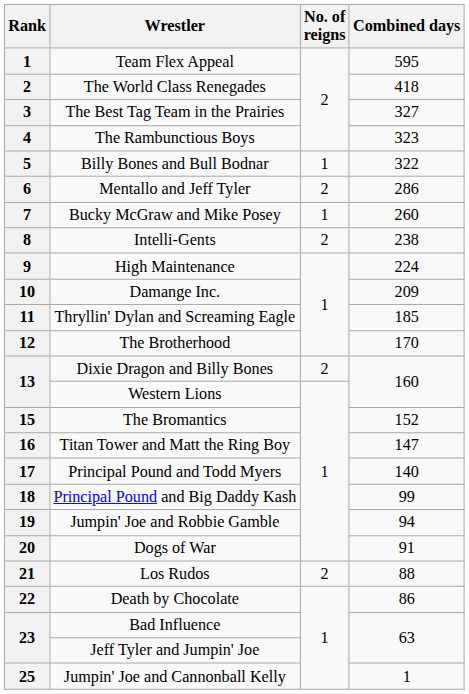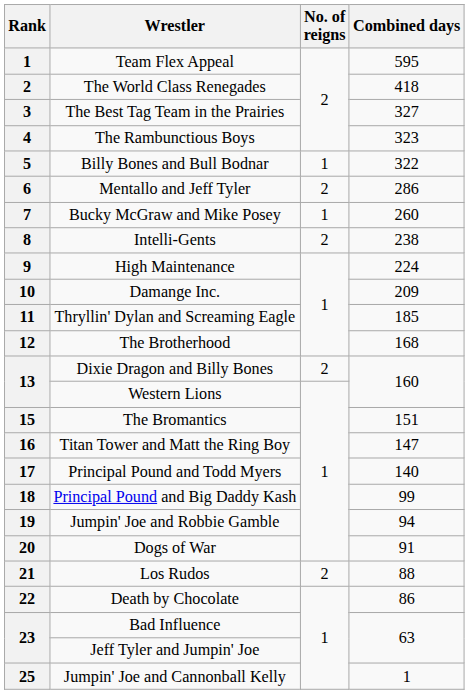(407, 343) 170 -> (407, 343) 168
(407, 419) 152 -> (407, 419) 151
